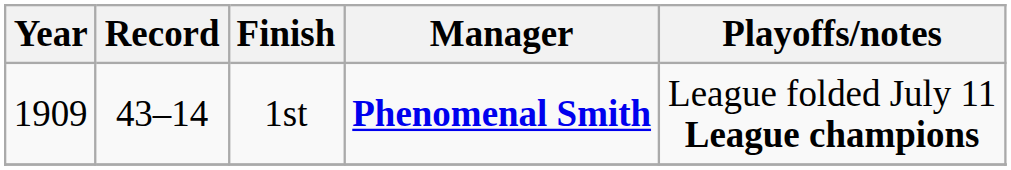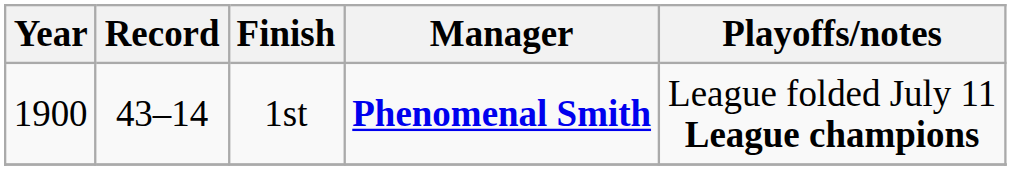(51, 113) 1909 -> (51, 113) 1900
